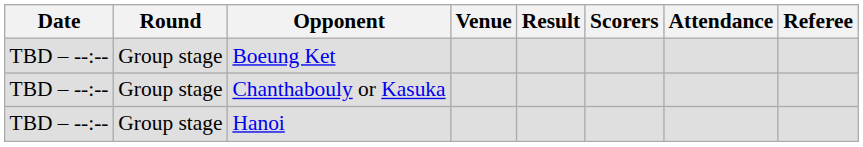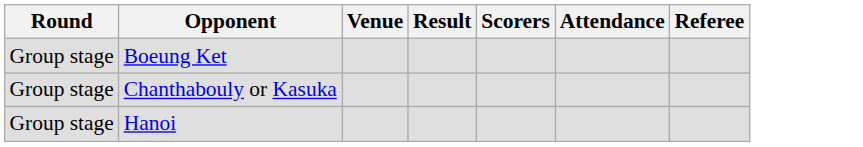- column: (59, 21)
